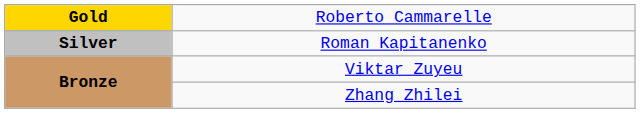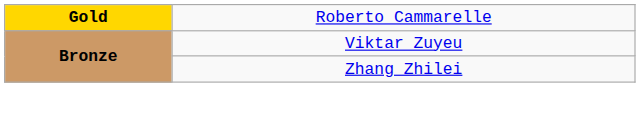- row: (404, 44)
